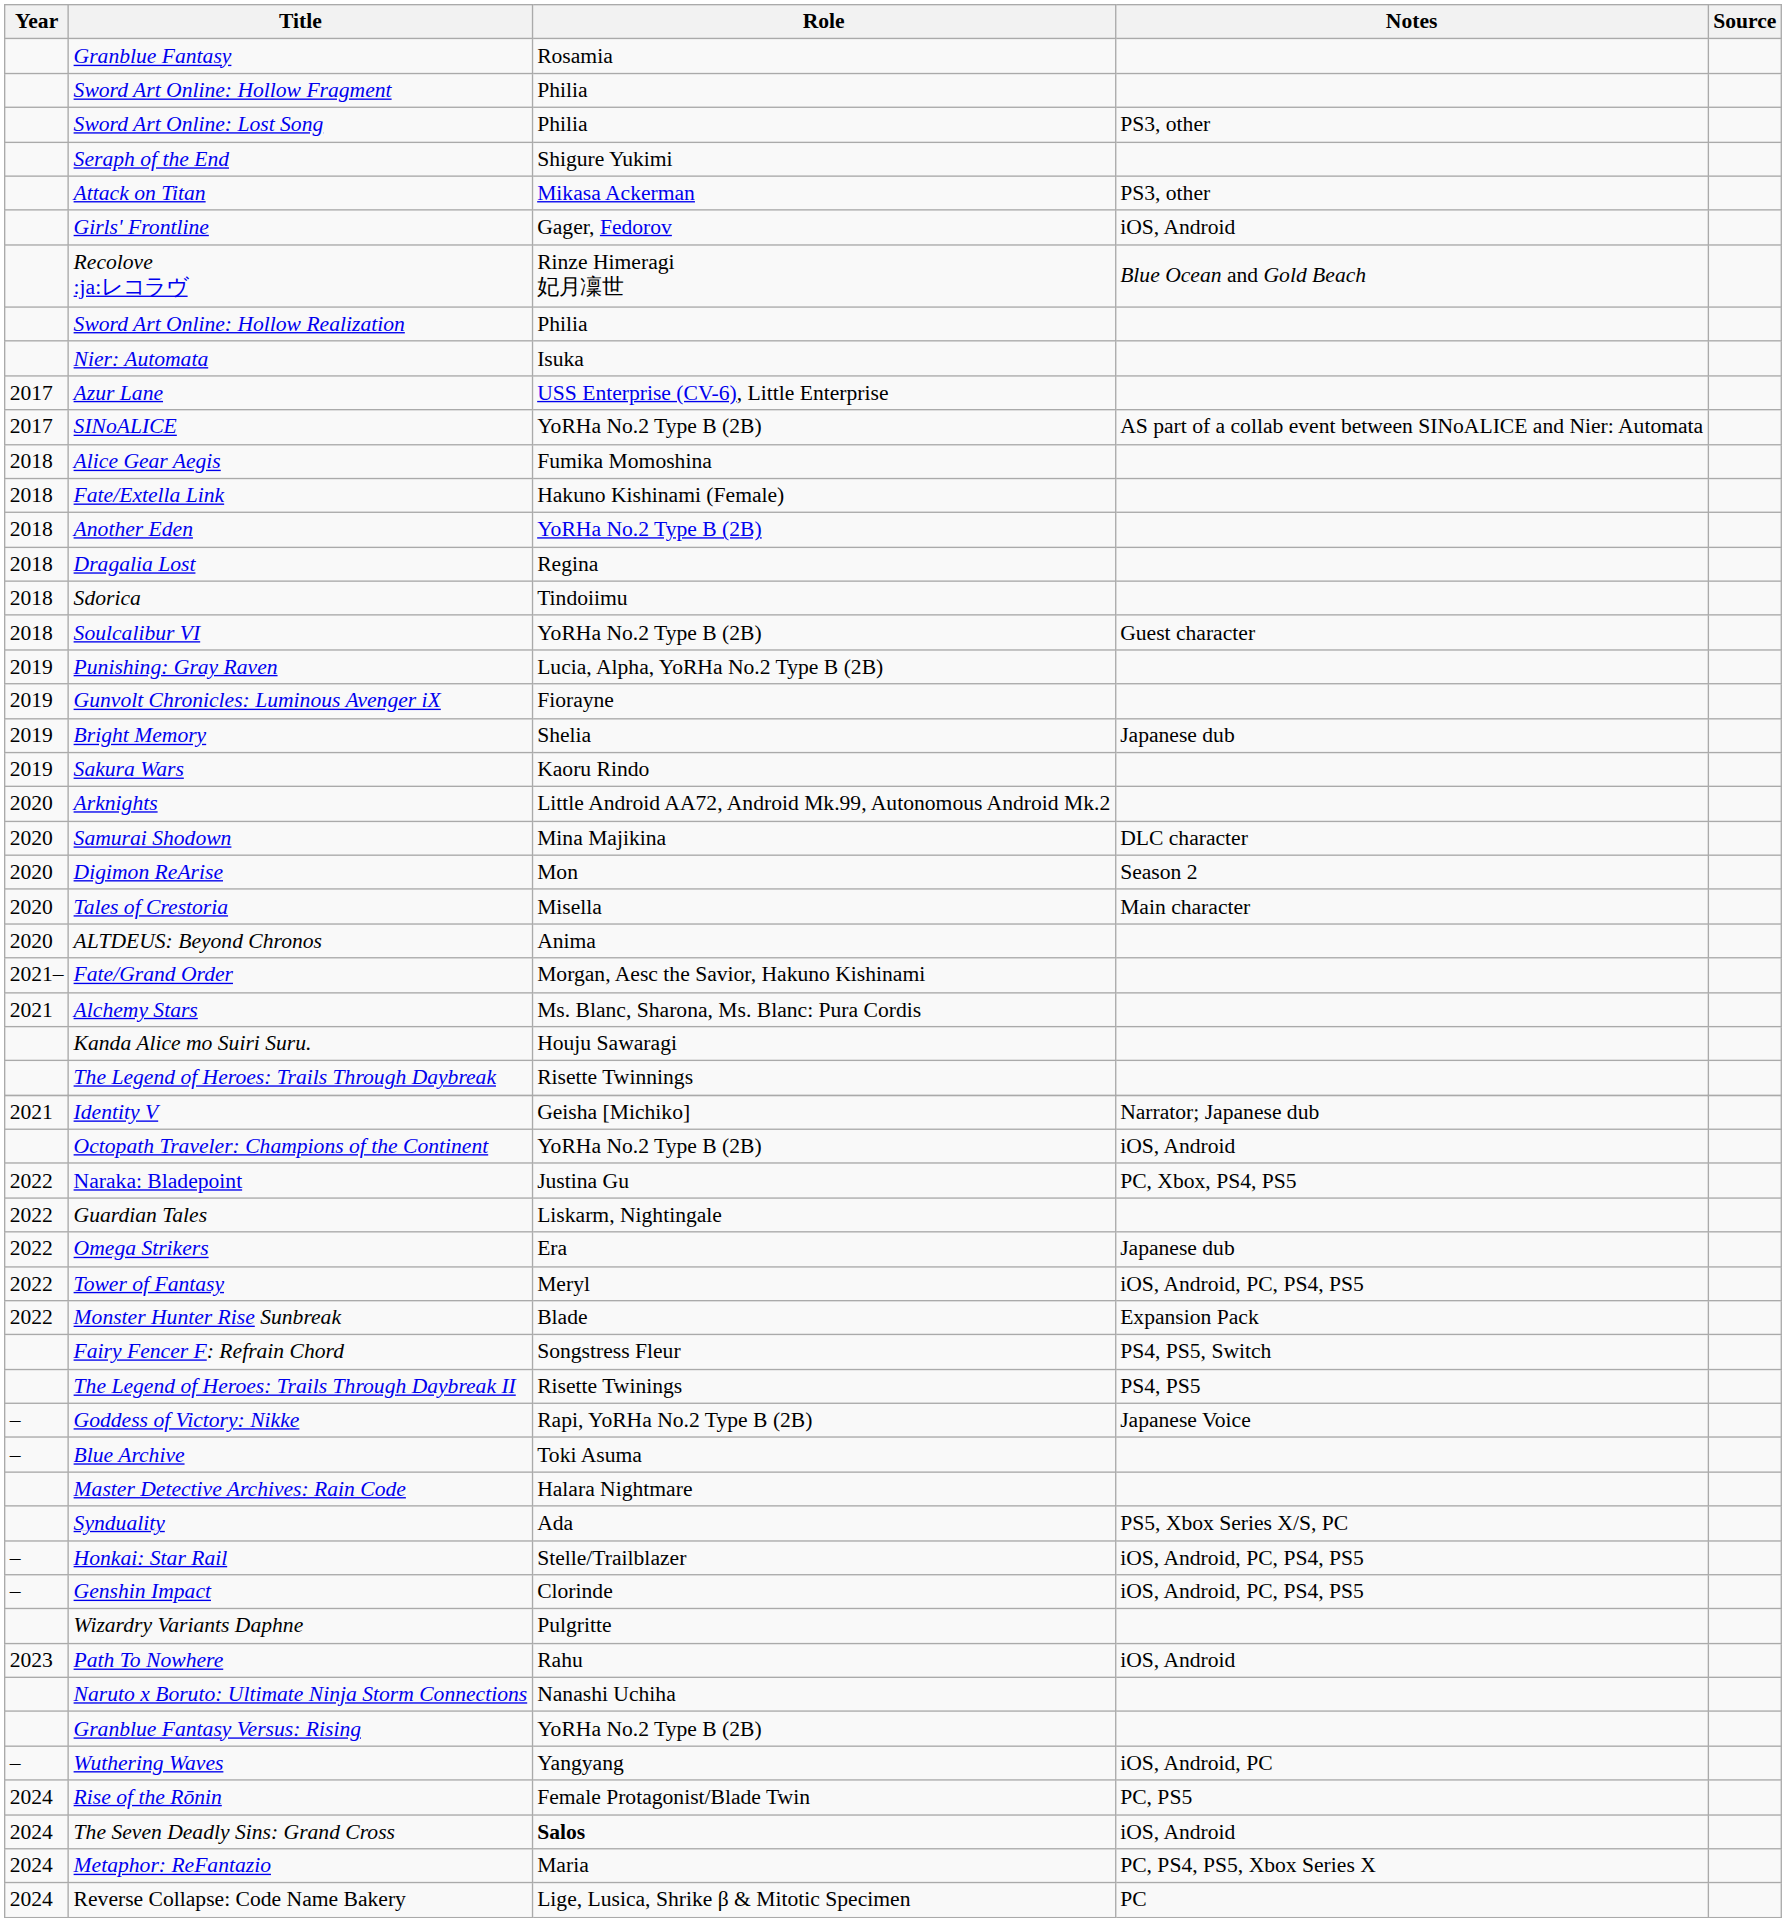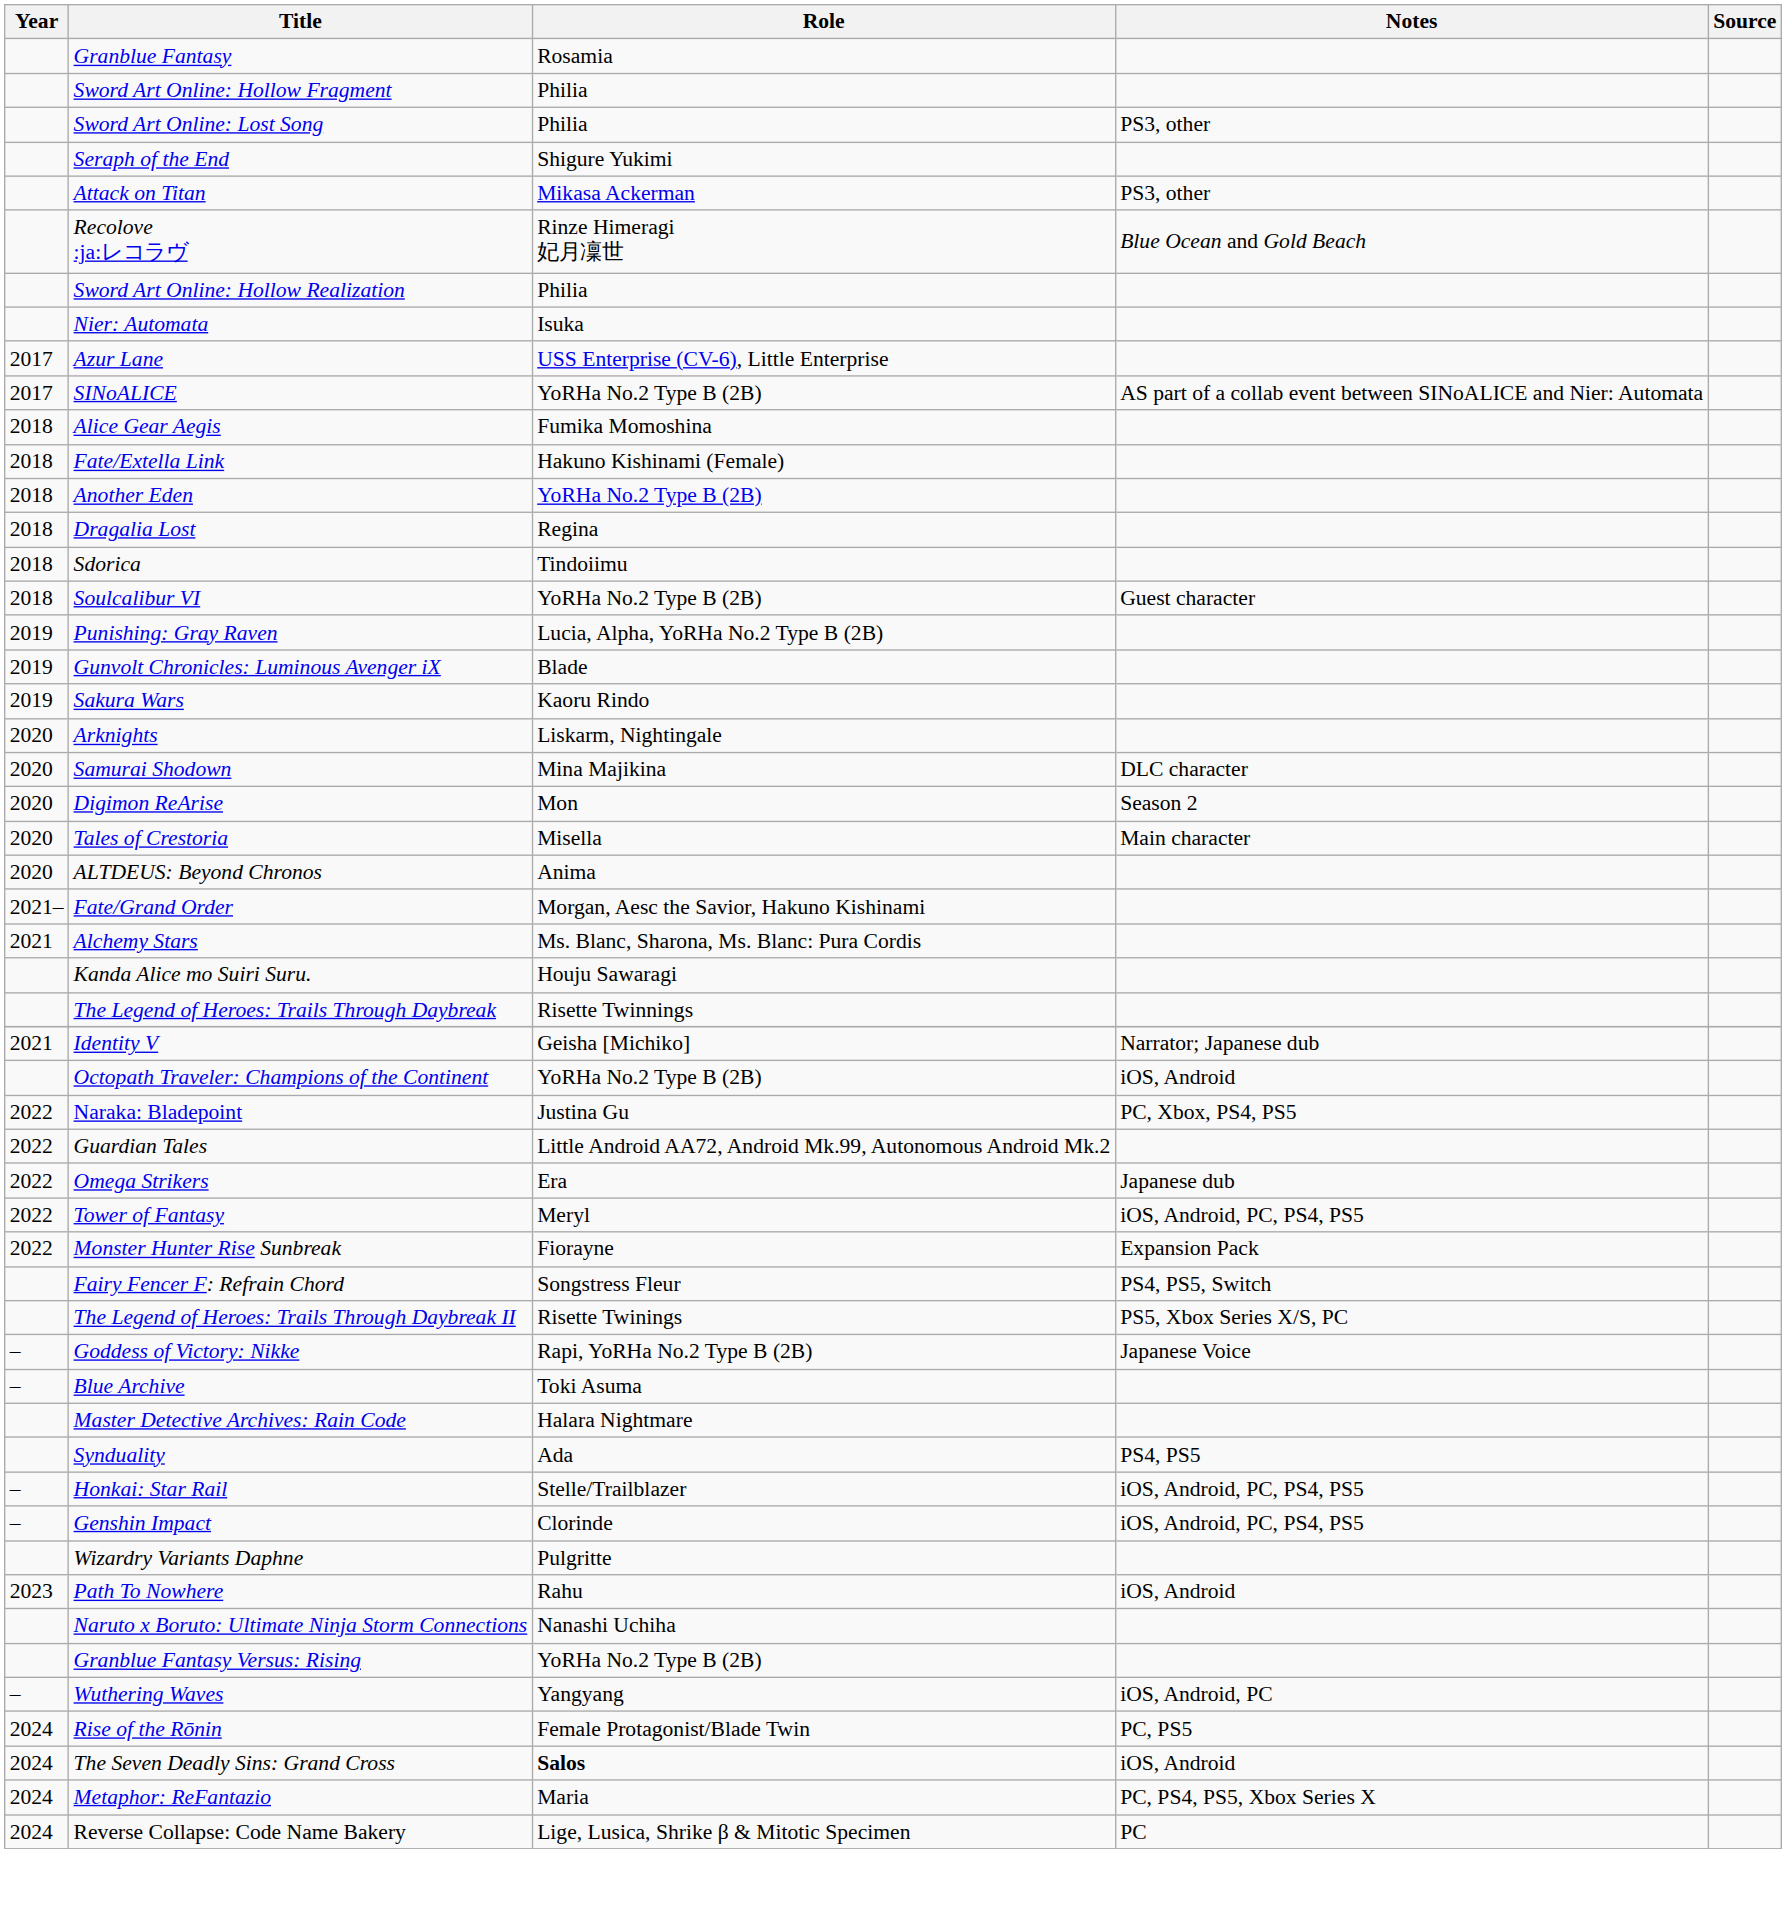- row: (141, 227)
(576, 700) Fiorayne -> (562, 666) Blade
- row: (140, 735)
(824, 803) Little Android AA72, Android Mk.99, Autonomous Android Mk.2 -> (630, 735) Liskarm, Nightingale
(630, 1214) Liskarm, Nightingale -> (824, 1146) Little Android AA72, Android Mk.99, Autonomous Android Mk.2
(562, 1317) Blade -> (576, 1248) Fiorayne
(1160, 1385) PS4, PS5 -> (1234, 1317) PS5, Xbox Series X/S, PC
(1234, 1522) PS5, Xbox Series X/S, PC -> (1160, 1454) PS4, PS5
